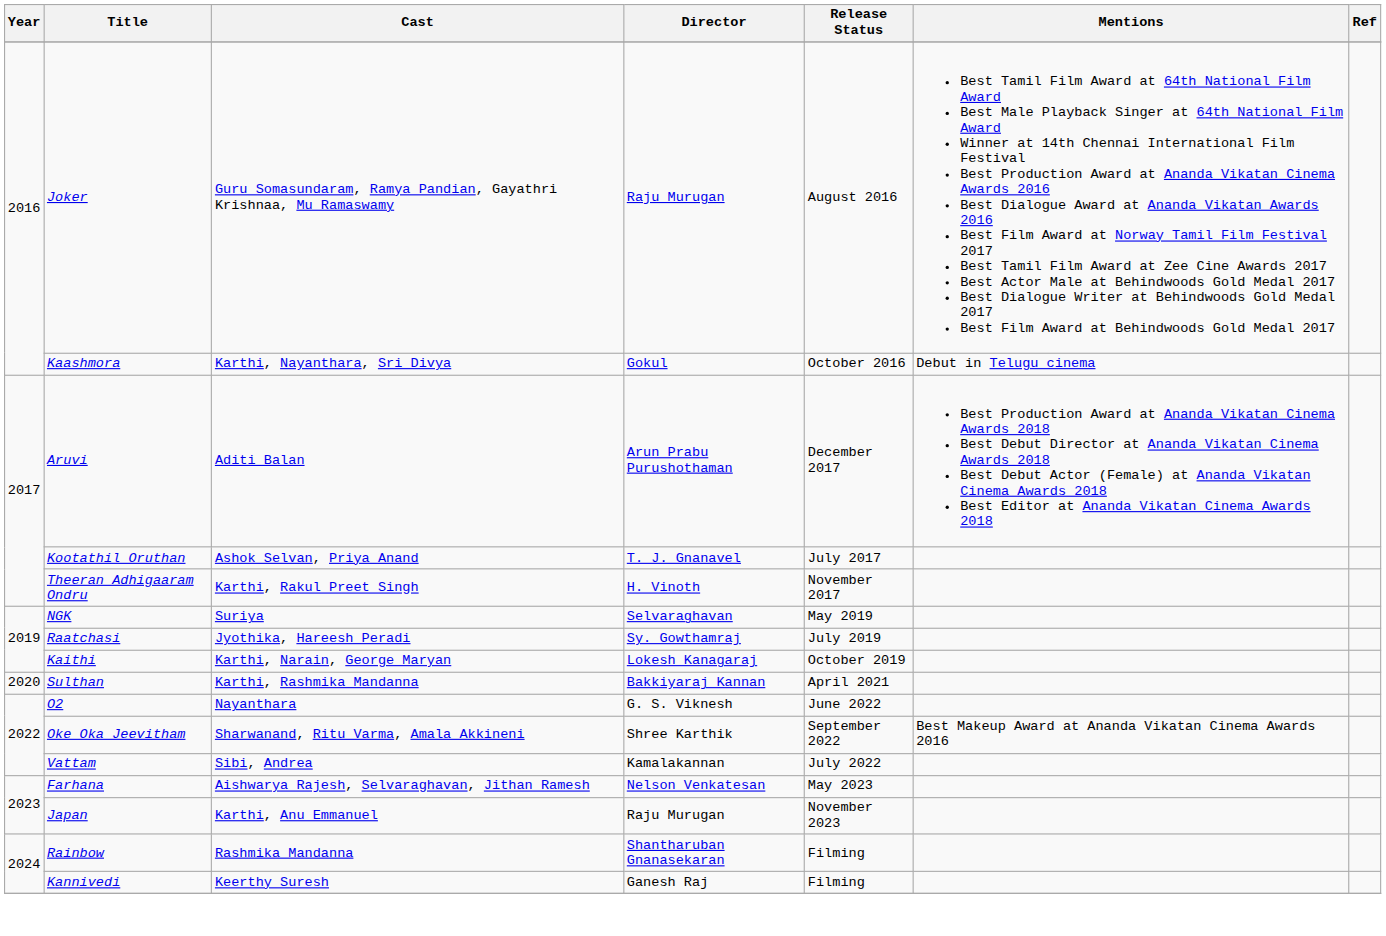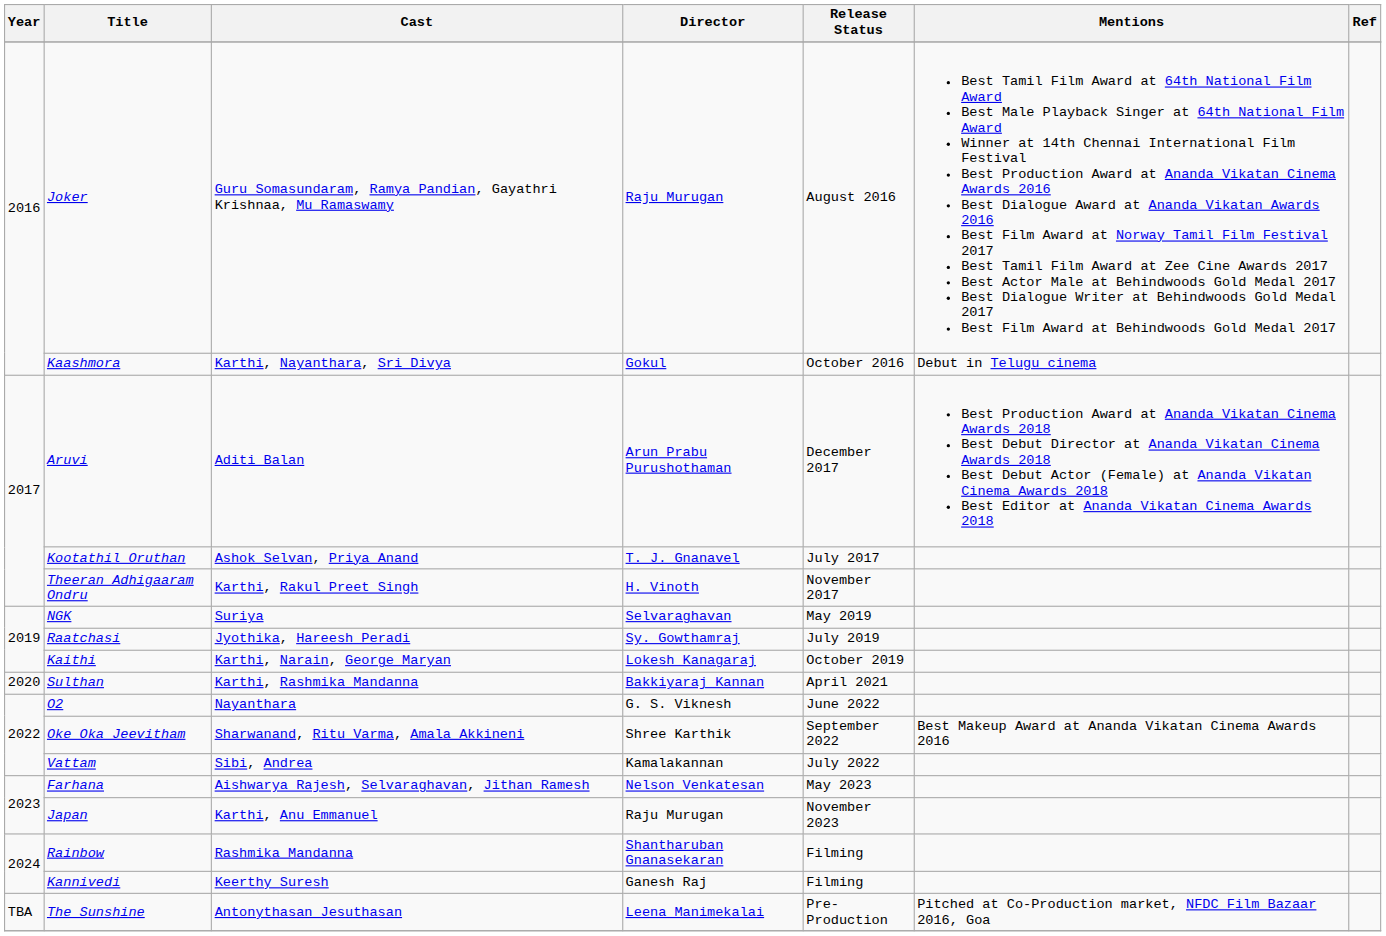+ row: (96, 913)
